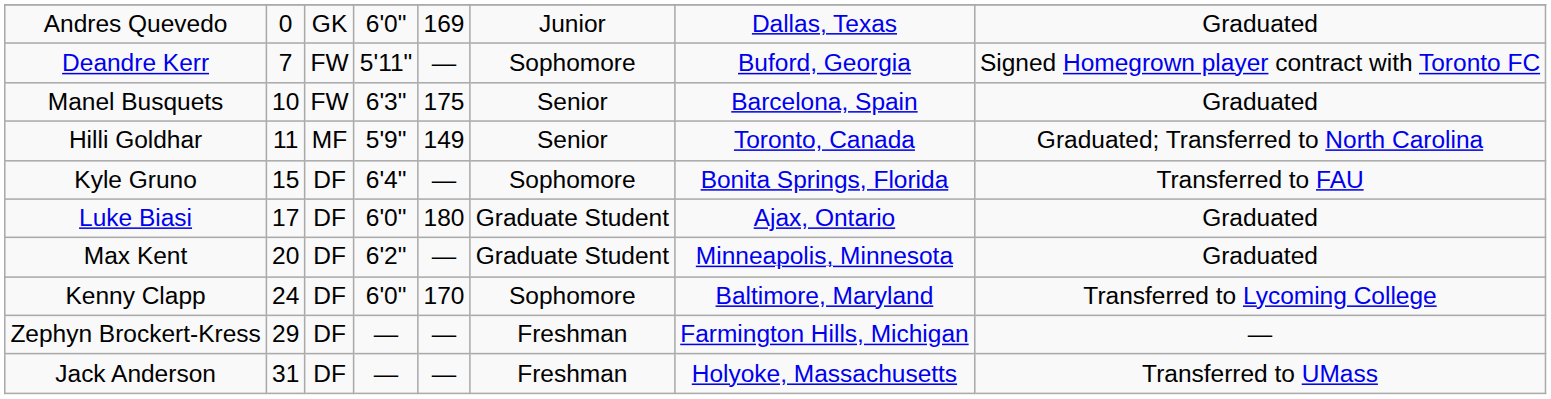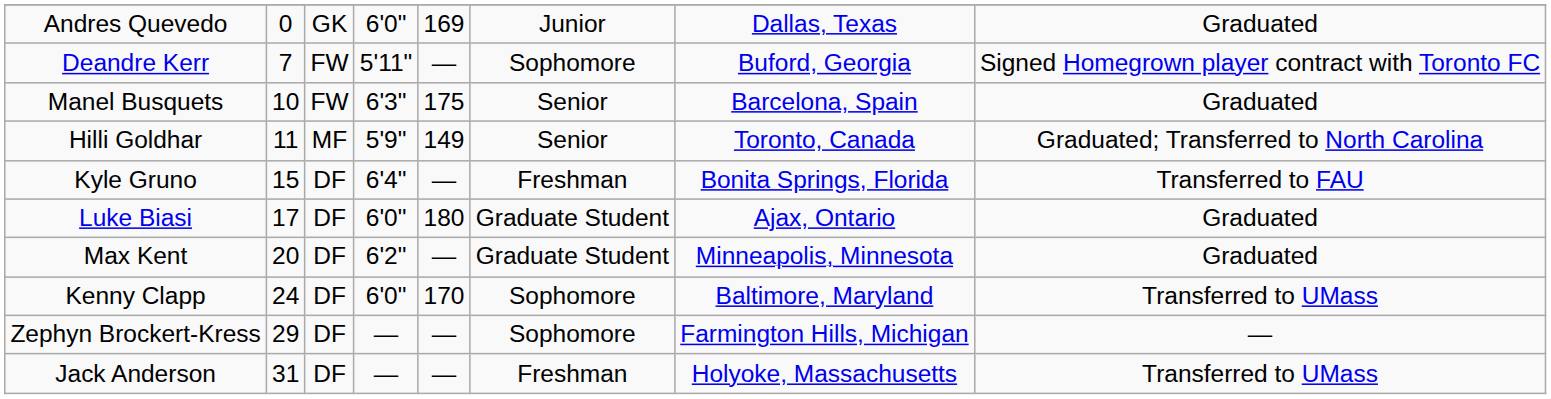(572, 179) Sophomore -> (572, 179) Freshman
(1260, 295) Transferred to Lycoming College -> (1260, 295) Transferred to UMass
(572, 334) Freshman -> (572, 334) Sophomore
